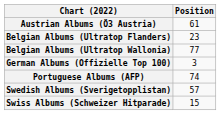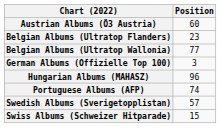(194, 24) 61 -> (194, 24) 60
+ row: (89, 77)
